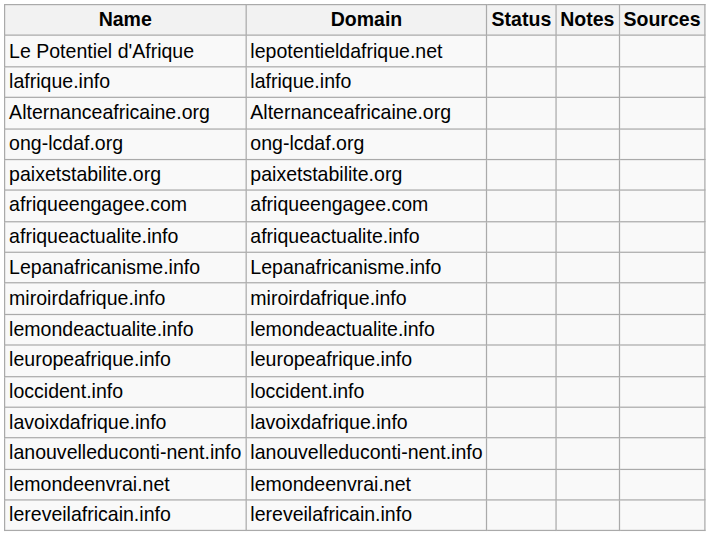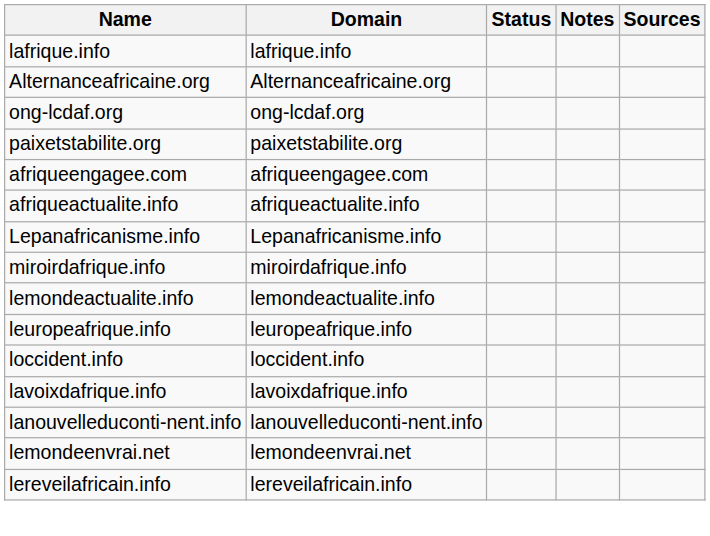- row: (102, 50)
